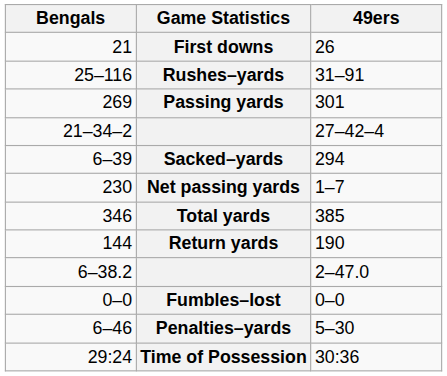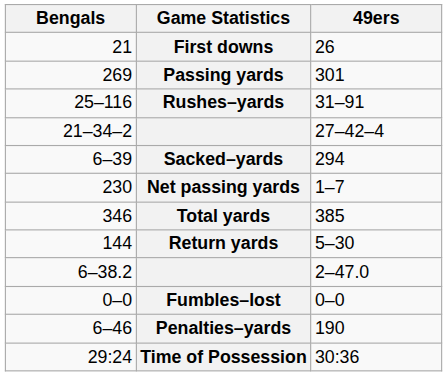rows swapped: (103, 74) <-> (117, 103)
(330, 243) 190 -> (335, 243) 5–30
(335, 328) 5–30 -> (330, 328) 190
